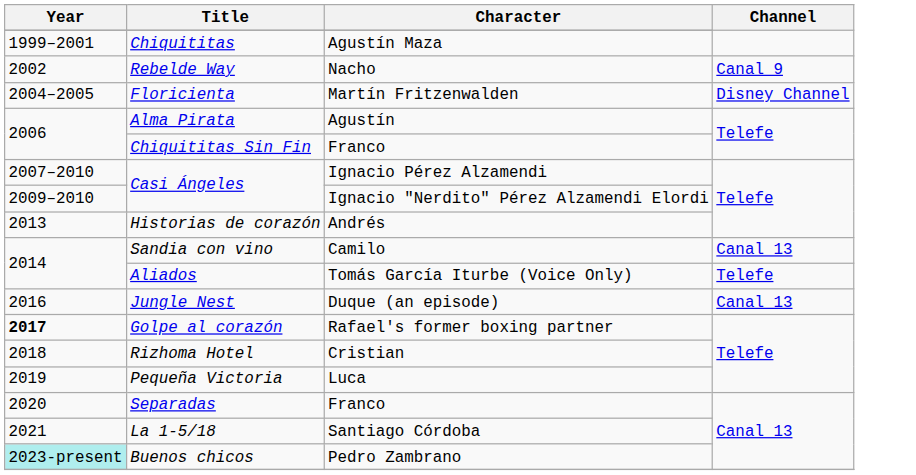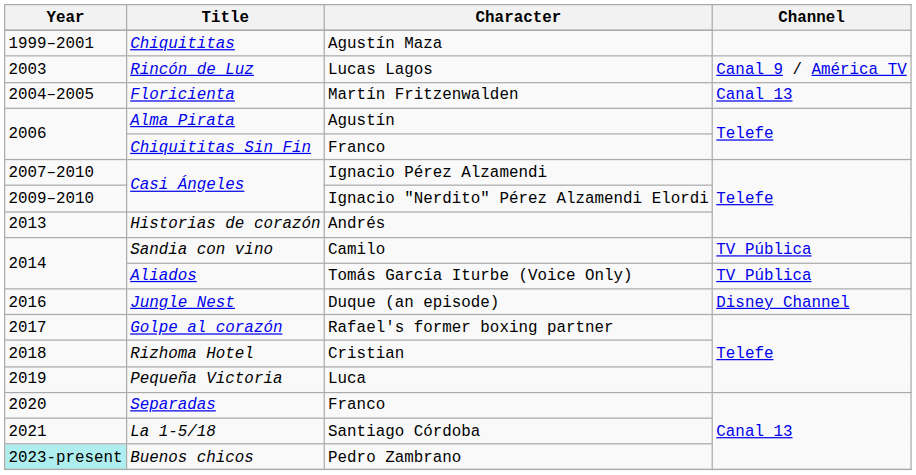- row: (183, 69)
+ row: (192, 69)
(783, 95) Disney Channel -> (754, 95) Canal 13
(754, 250) Canal 13 -> (764, 250) TV Pública
(745, 276) Telefe -> (764, 276) TV Pública
(754, 302) Canal 13 -> (783, 302) Disney Channel
(27, 328) bold -> (27, 328) normal
